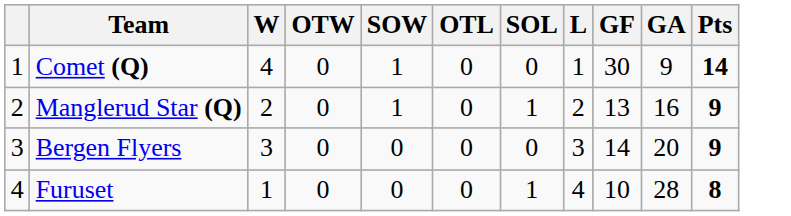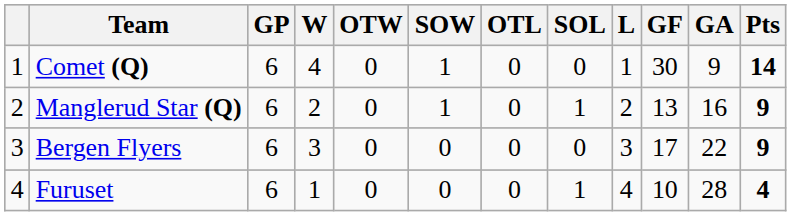+ column: (272, 25)
(617, 148) 14 -> (665, 148) 17
(666, 148) 20 -> (714, 148) 22
(715, 189) 8 -> (763, 189) 4
